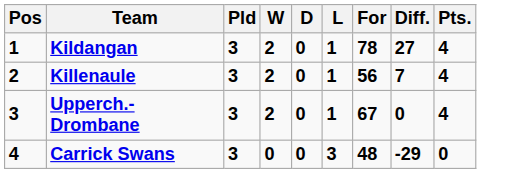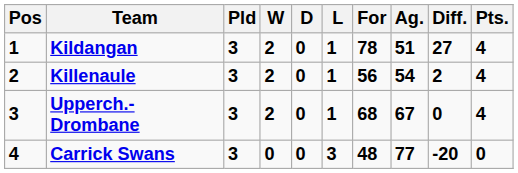+ column: (409, 18)
(400, 76) 7 -> (437, 76) 2
(367, 115) 67 -> (367, 115) 68
(408, 153) -29 -> (445, 153) -20
